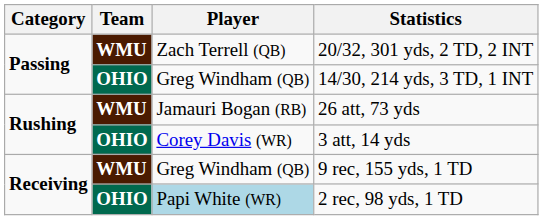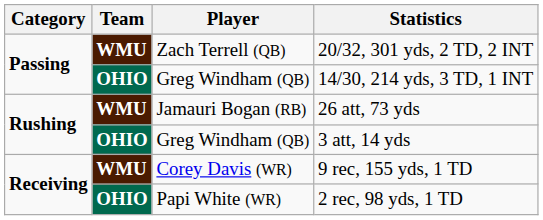(224, 139) Corey Davis (WR) -> (233, 139) Greg Windham (QB)
(233, 169) Greg Windham (QB) -> (224, 169) Corey Davis (WR)
(219, 199) lightblue background -> (219, 199) no background
